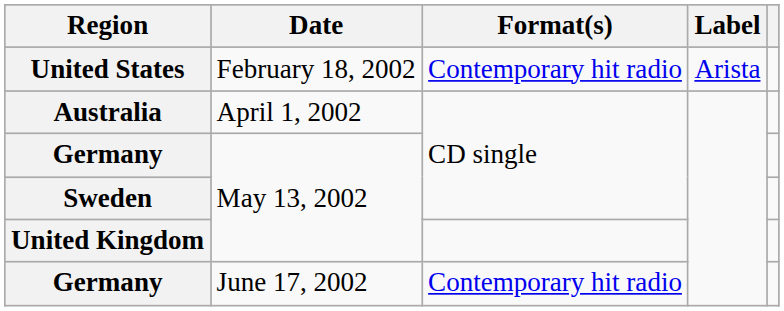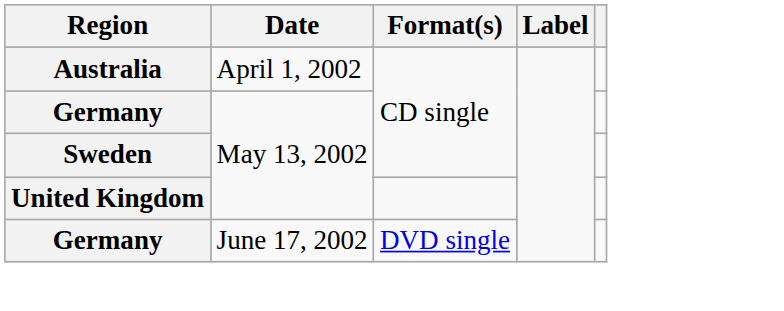- row: (108, 68)
(555, 283) Contemporary hit radio -> (445, 240) DVD single
